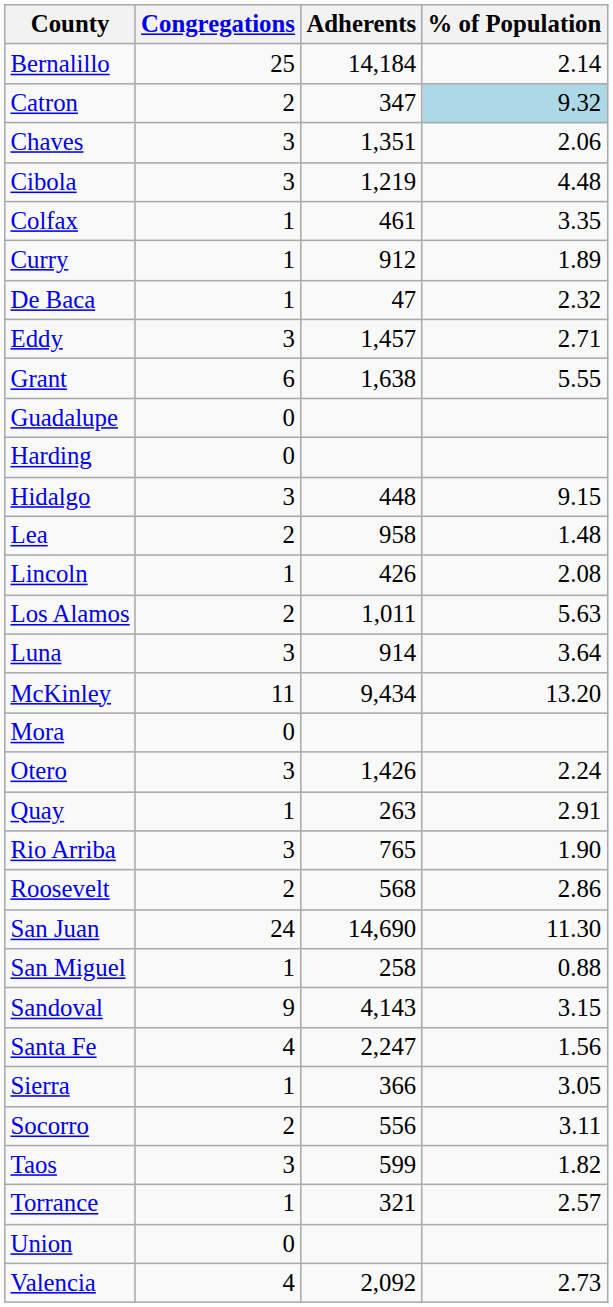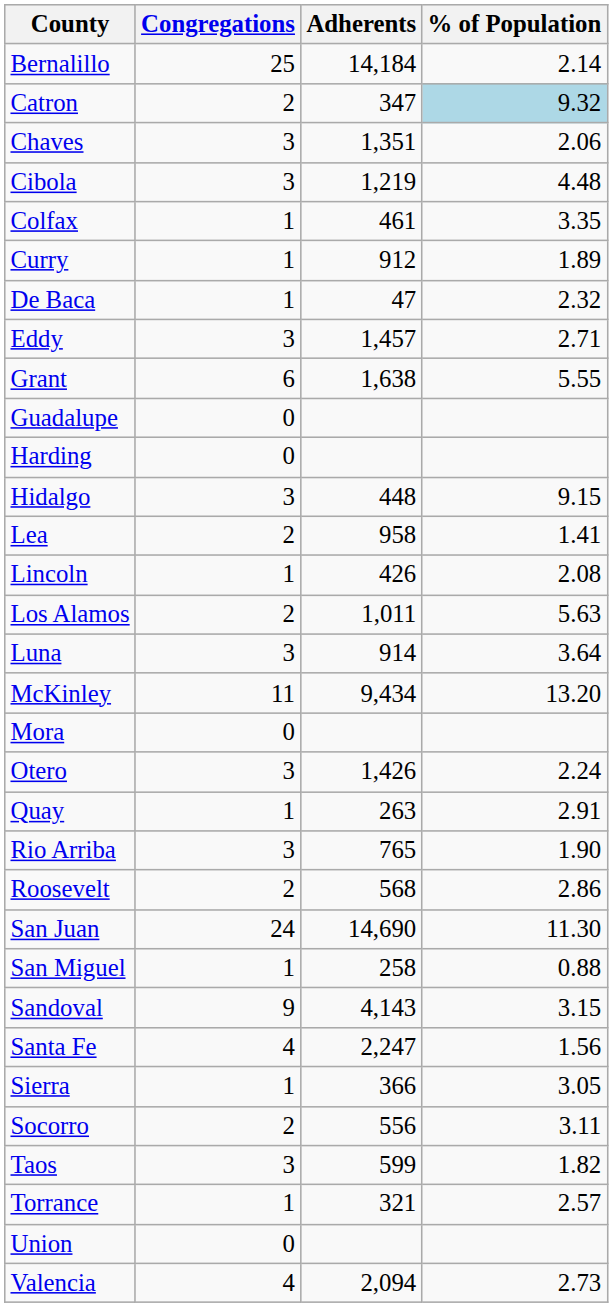(580, 535) 1.48 -> (580, 535) 1.41
(388, 1282) 2,092 -> (388, 1282) 2,094
